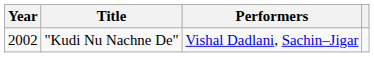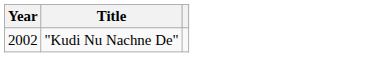- column: (272, 16)
